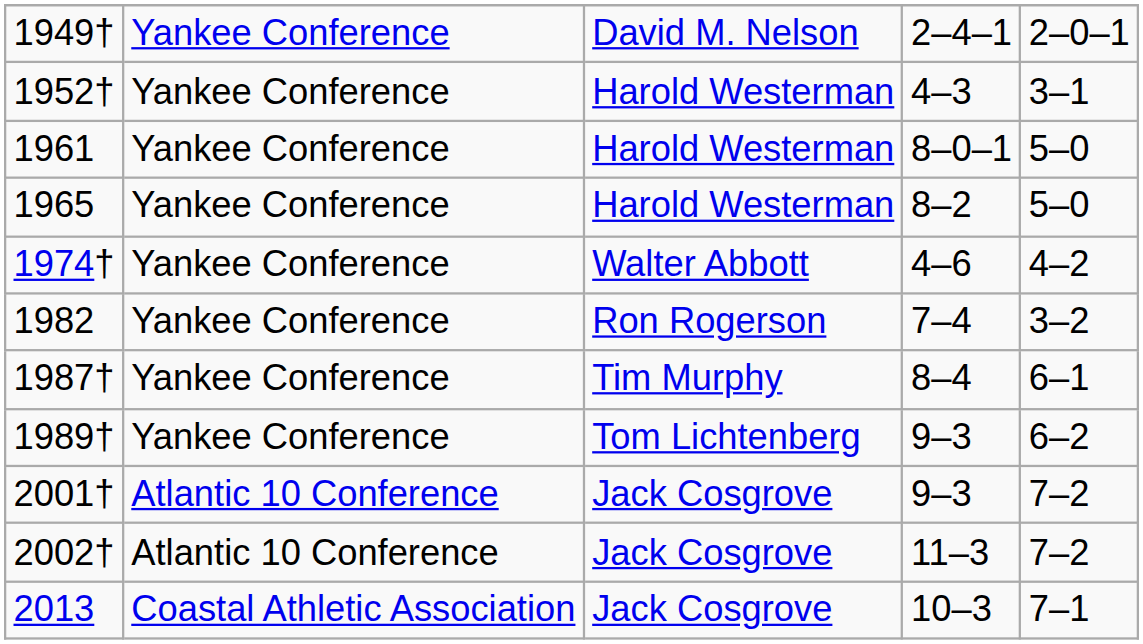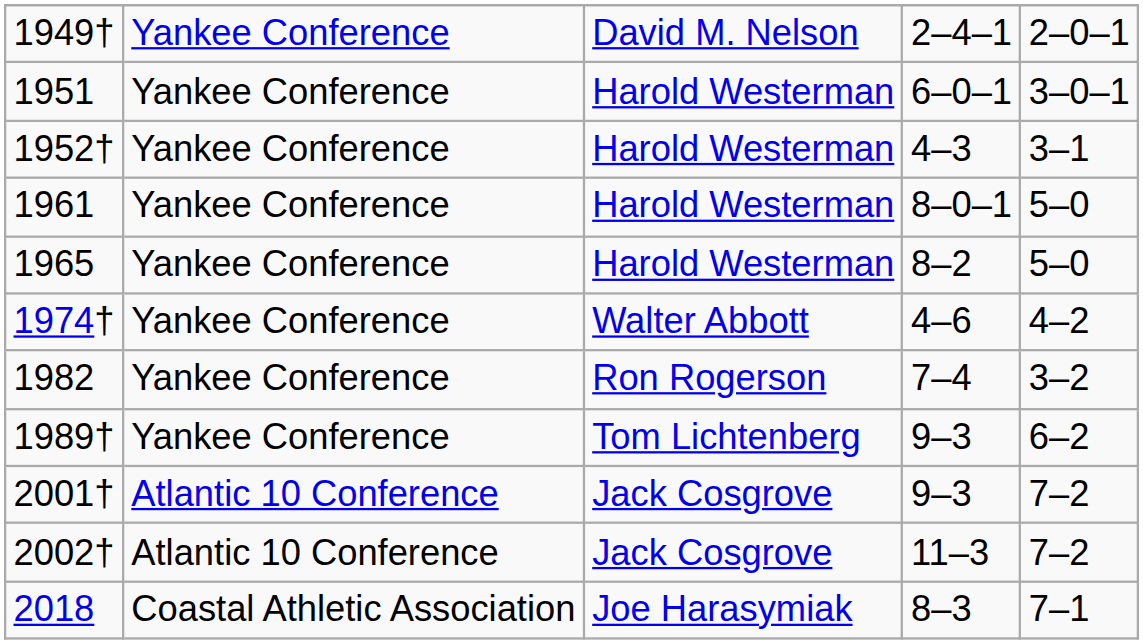+ row: (54, 90)
- row: (64, 378)
- row: (54, 609)
+ row: (54, 609)
